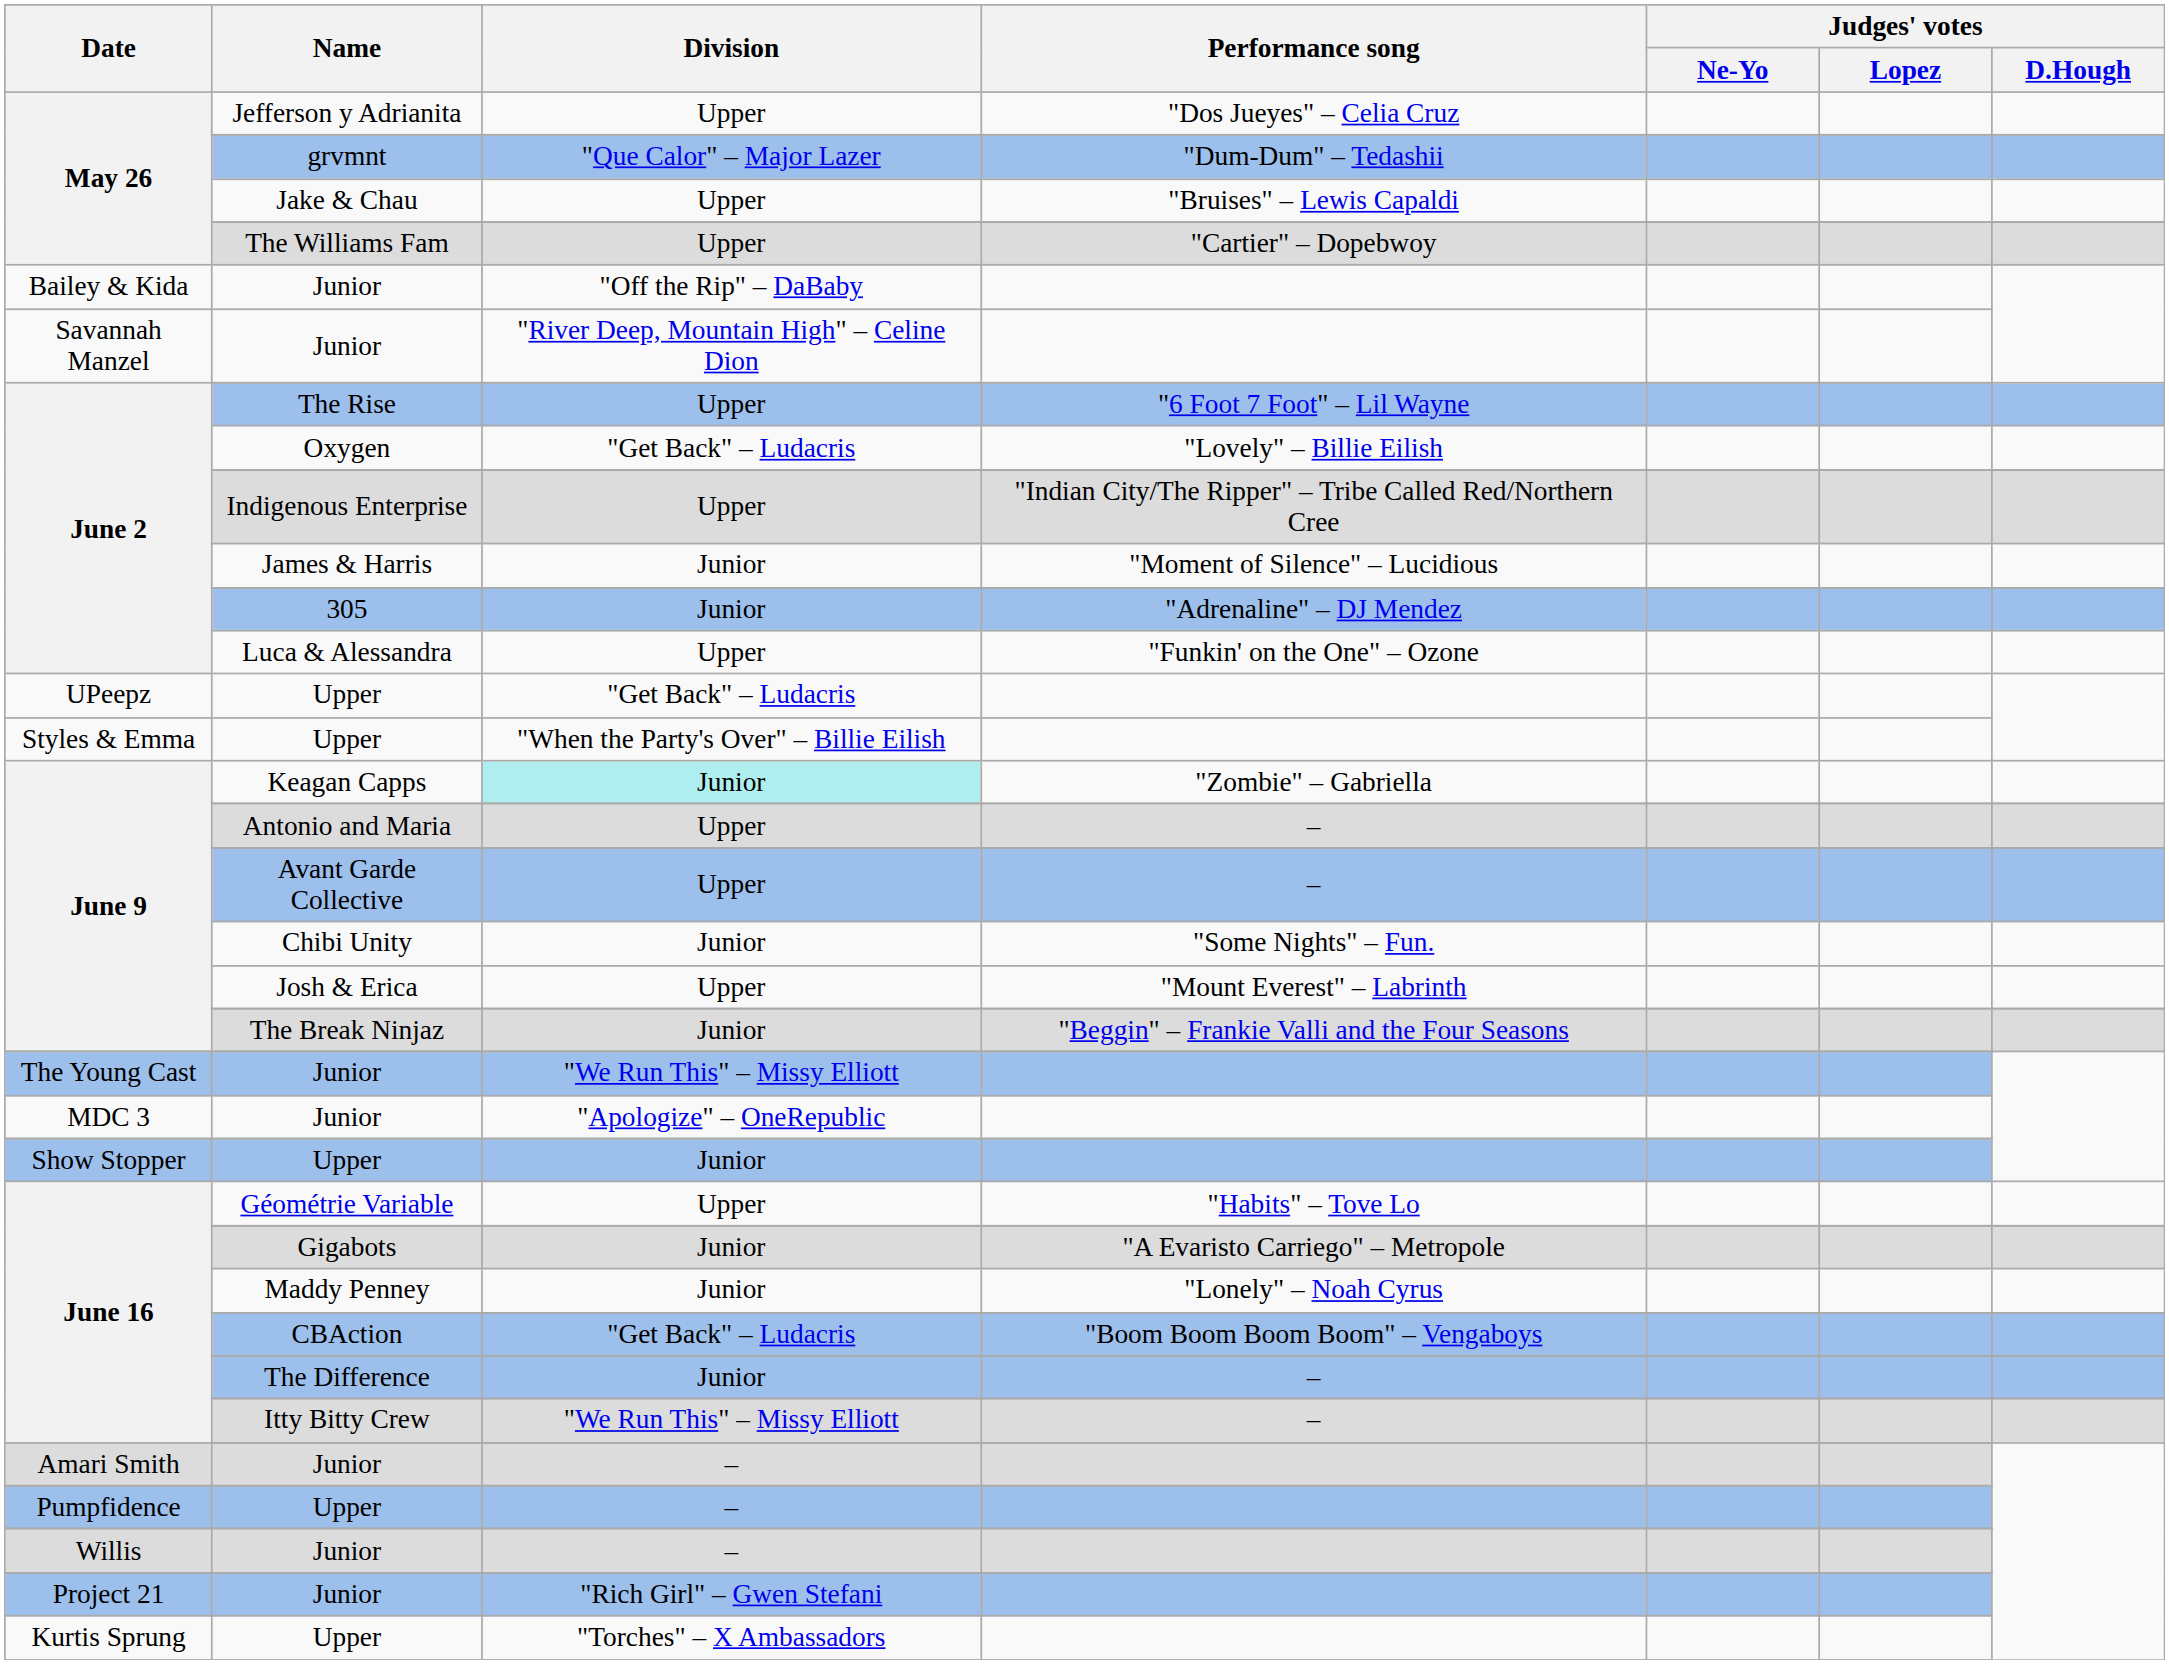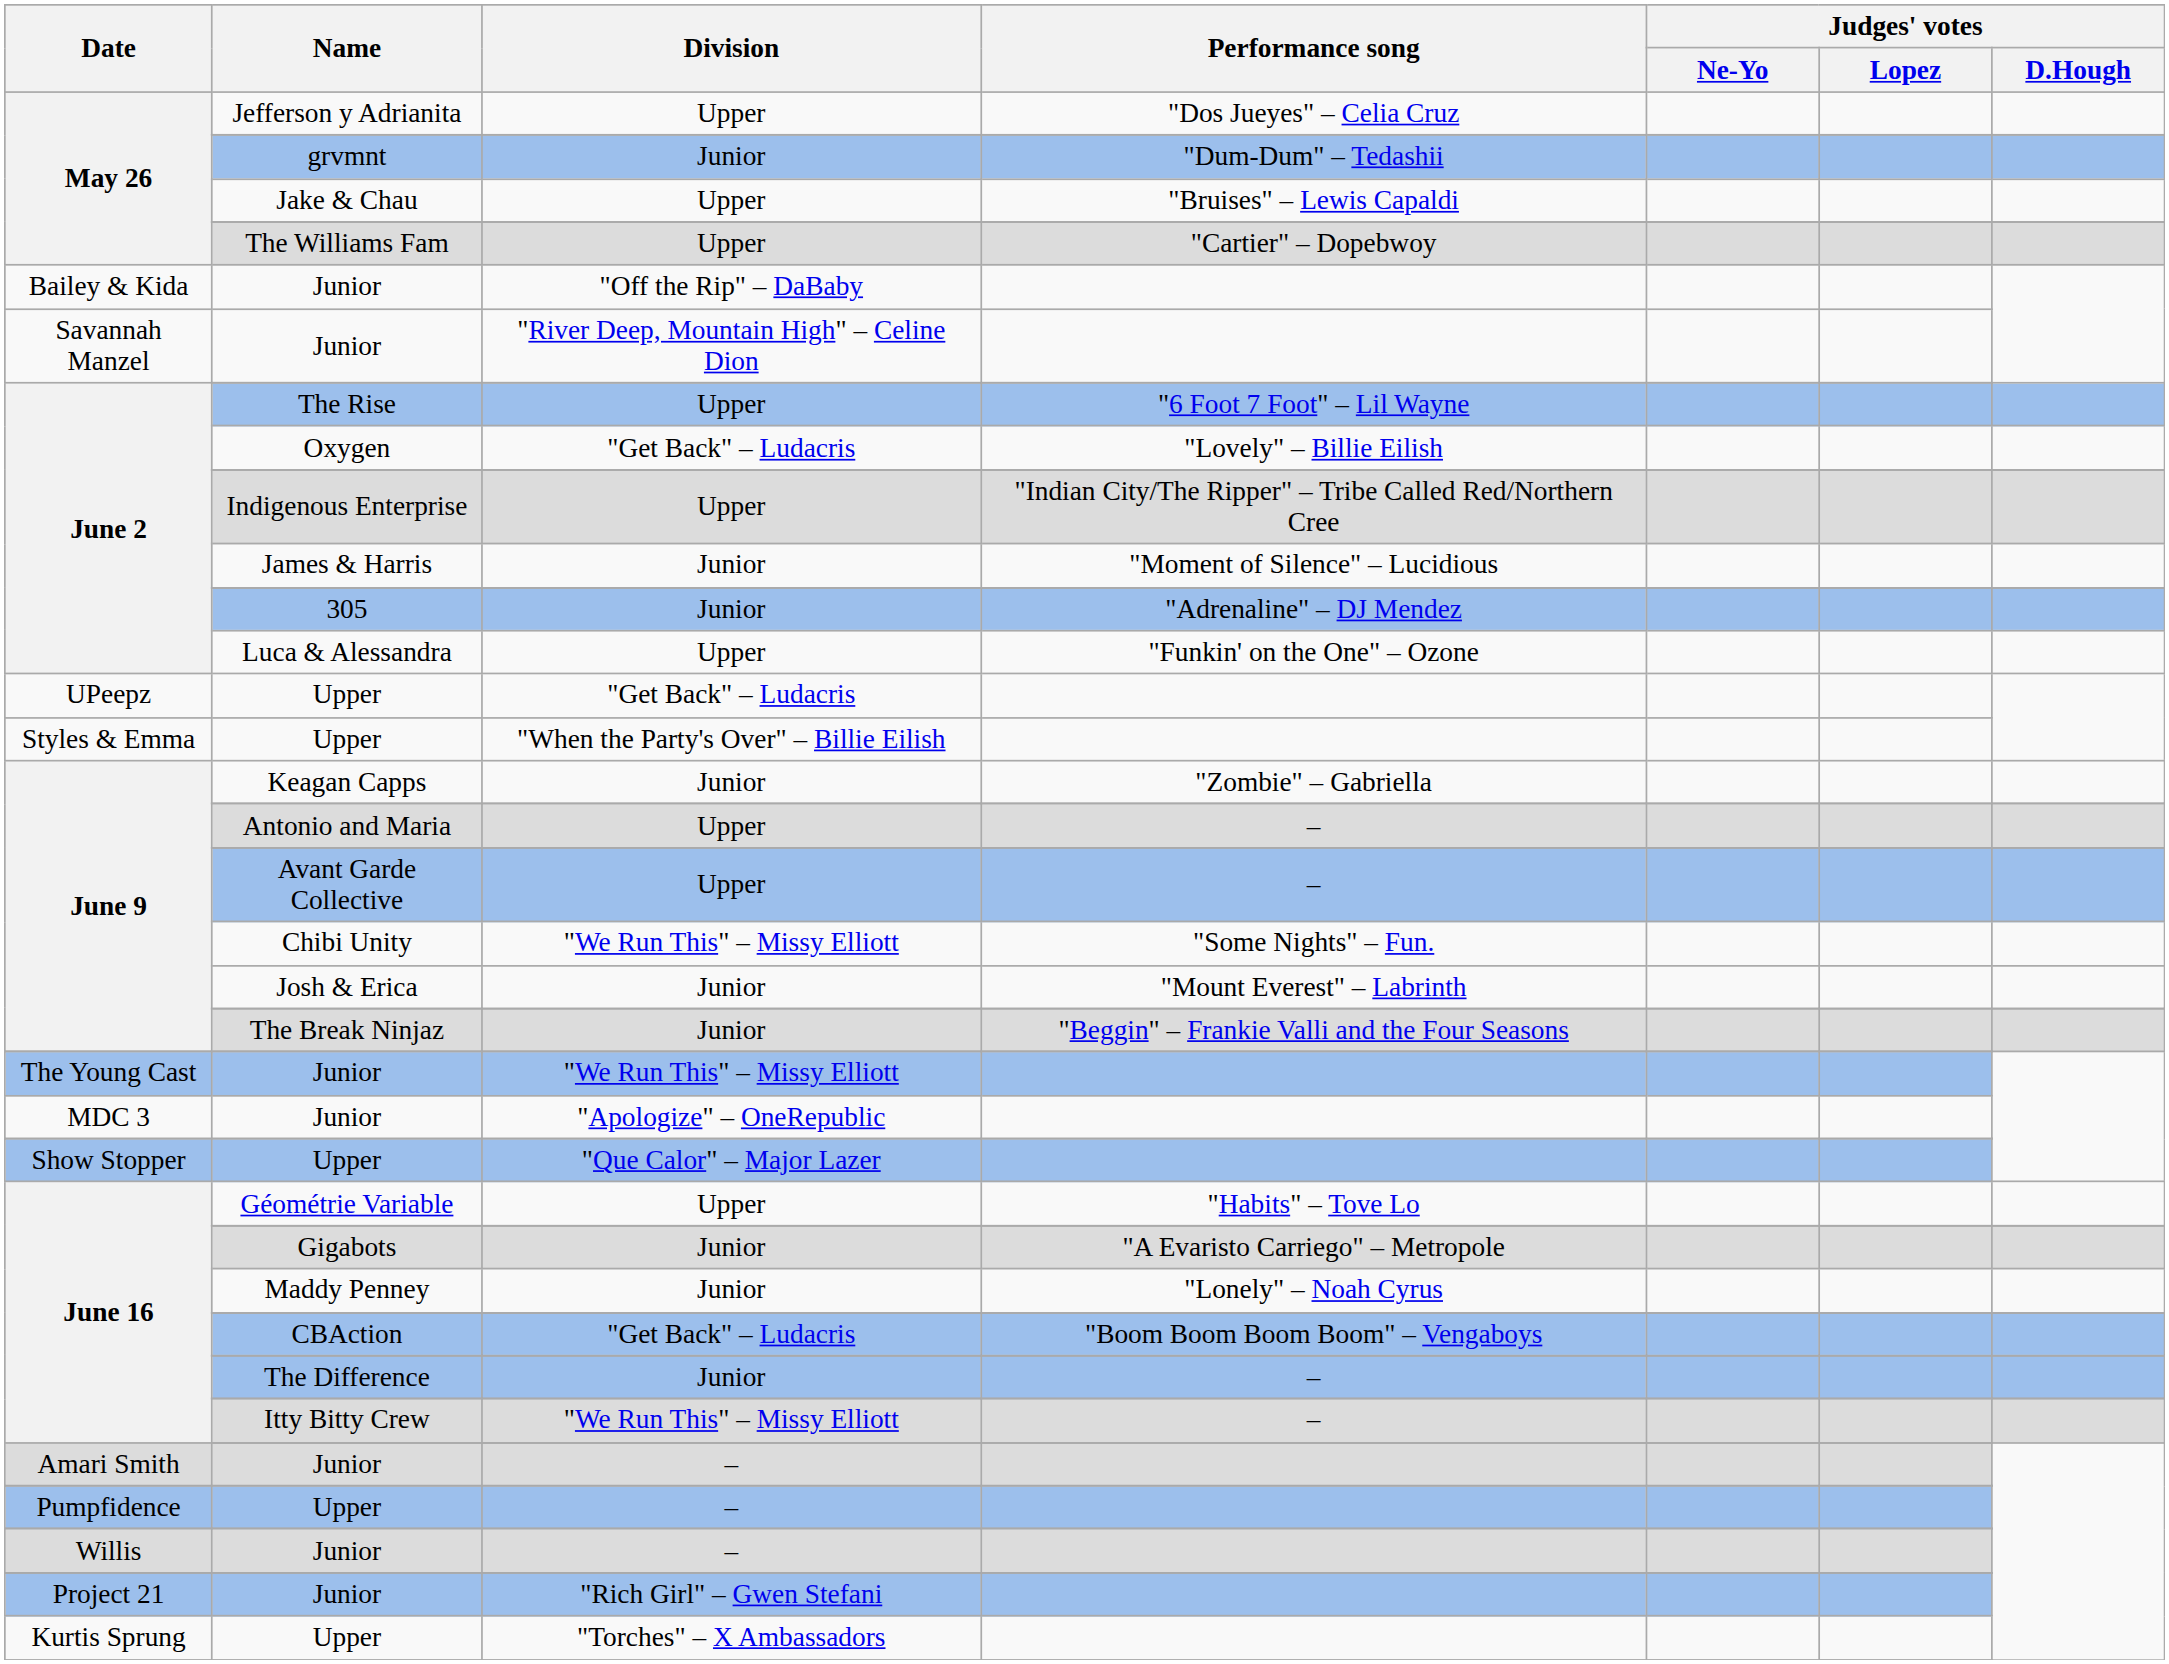(731, 156) "Que Calor" – Major Lazer -> (731, 156) Junior
(731, 782) paleturquoise background -> (731, 782) no background
(731, 942) Junior -> (731, 942) "We Run This" – Missy Elliott
(731, 986) Upper -> (731, 986) Junior
(731, 1159) Junior -> (731, 1159) "Que Calor" – Major Lazer
